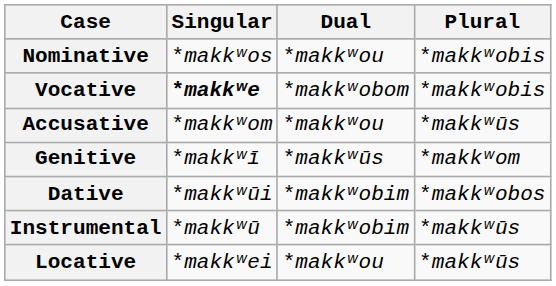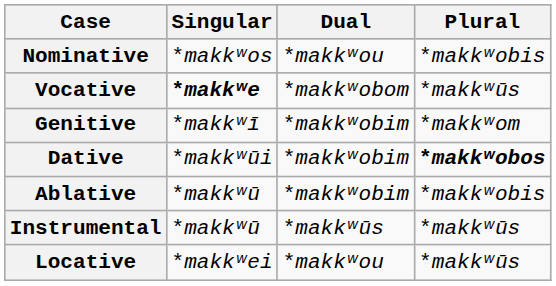(482, 91) *makkʷobis -> (470, 91) *makkʷūs
- row: (86, 125)
(333, 159) *makkʷūs -> (346, 125) *makkʷobim
(482, 194) normal -> (482, 159) bold
+ row: (86, 194)
(346, 228) *makkʷobim -> (333, 228) *makkʷūs
